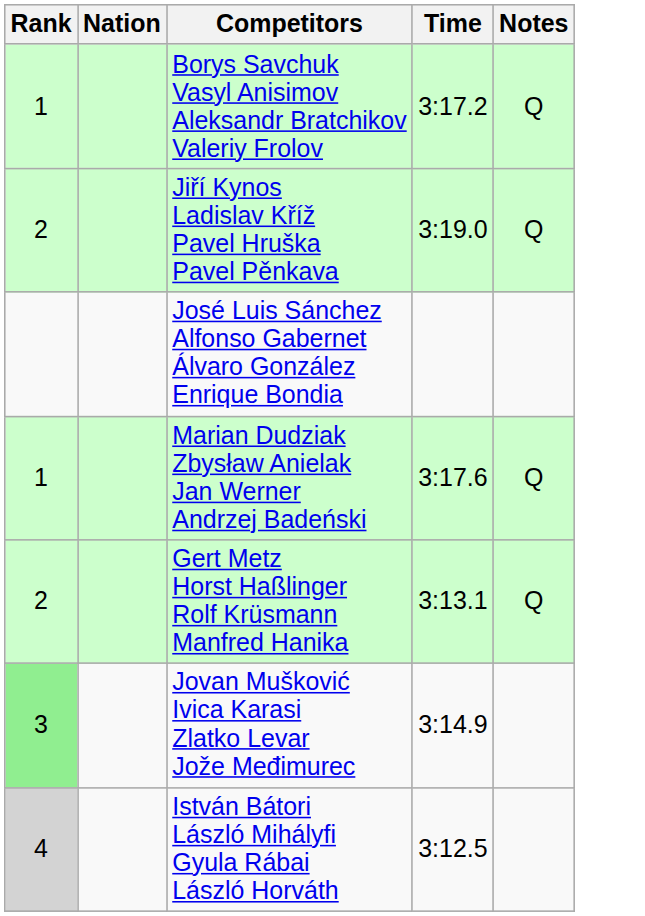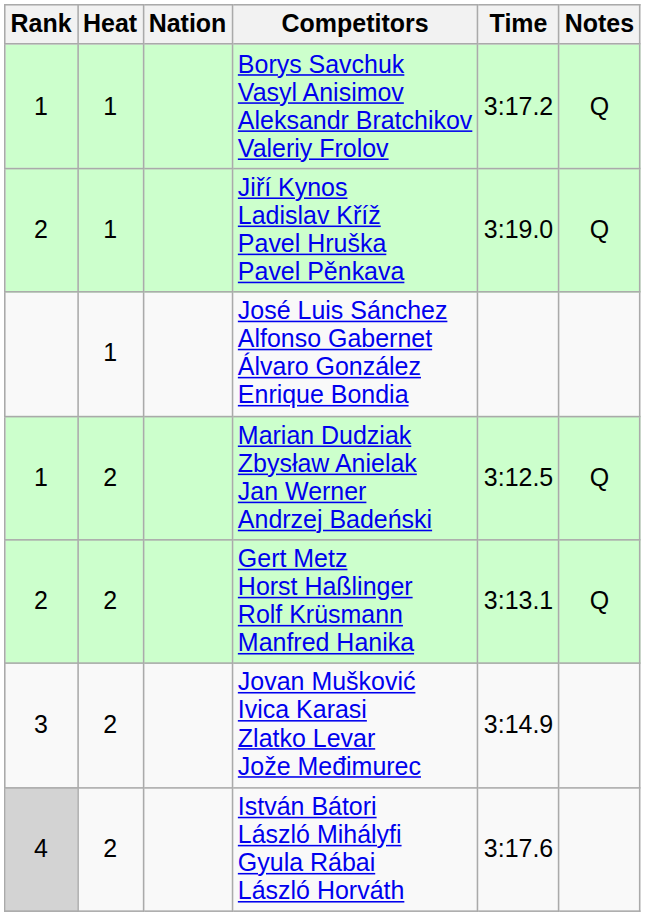+ column: (110, 24)
(453, 477) 3:17.6 -> (519, 477) 3:12.5
(41, 725) lightgreen background -> (41, 725) no background
(453, 848) 3:12.5 -> (519, 848) 3:17.6
